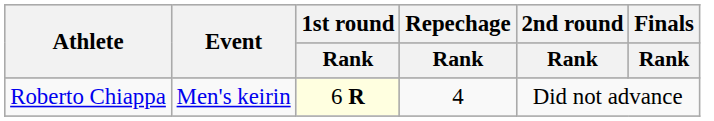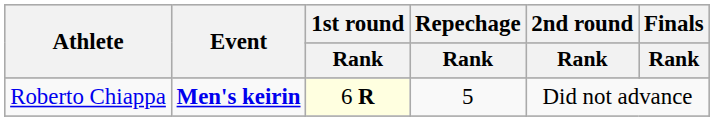(234, 97) normal -> (239, 97) bold
(458, 97) 4 -> (468, 97) 5
